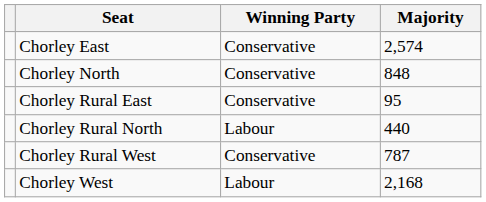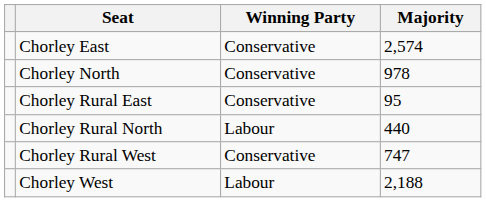(397, 73) 848 -> (397, 73) 978
(397, 155) 787 -> (397, 155) 747
(403, 182) 2,168 -> (403, 182) 2,188
